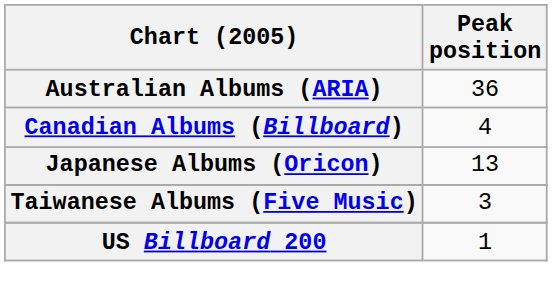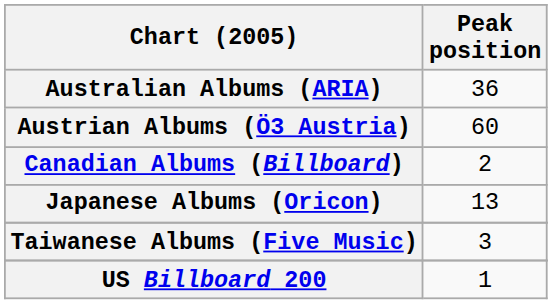+ row: (214, 127)
(485, 127) 4 -> (485, 165) 2
